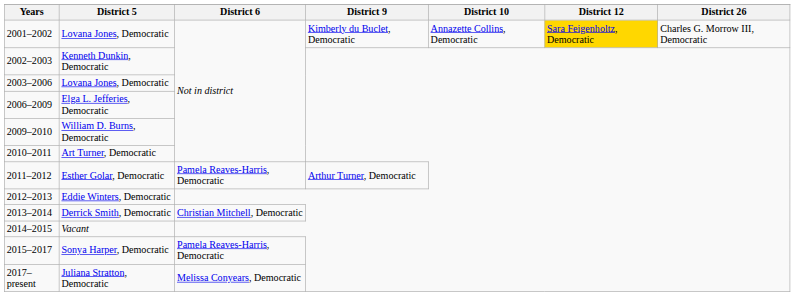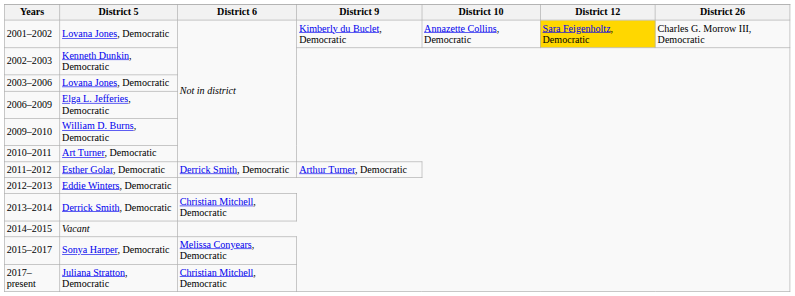(223, 175) Pamela Reaves-Harris, Democratic -> (234, 169) Derrick Smith, Democratic
(223, 250) Pamela Reaves-Harris, Democratic -> (217, 250) Melissa Conyears, Democratic
(239, 278) Melissa Conyears, Democratic -> (218, 278) Christian Mitchell, Democratic
